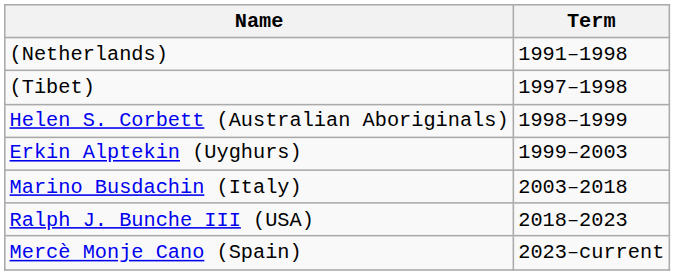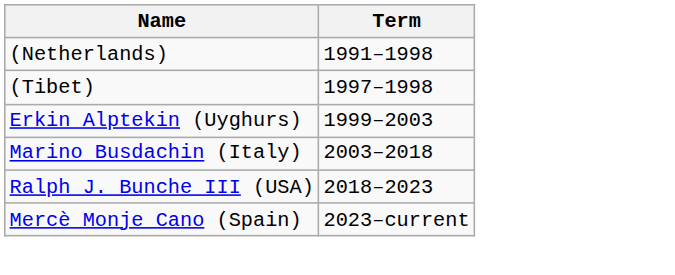- row: (259, 120)
